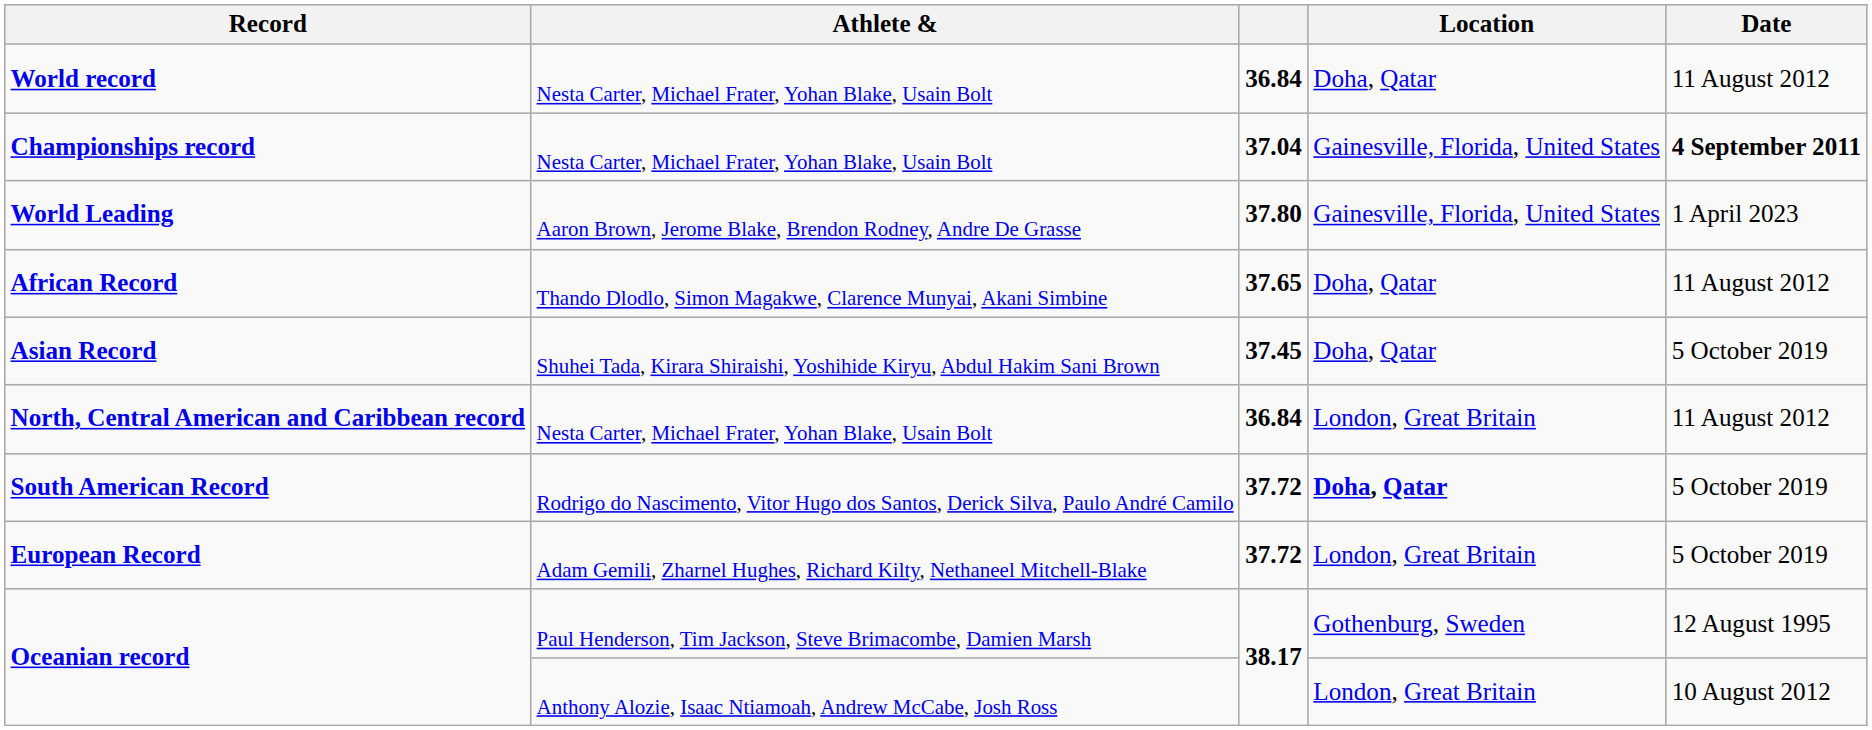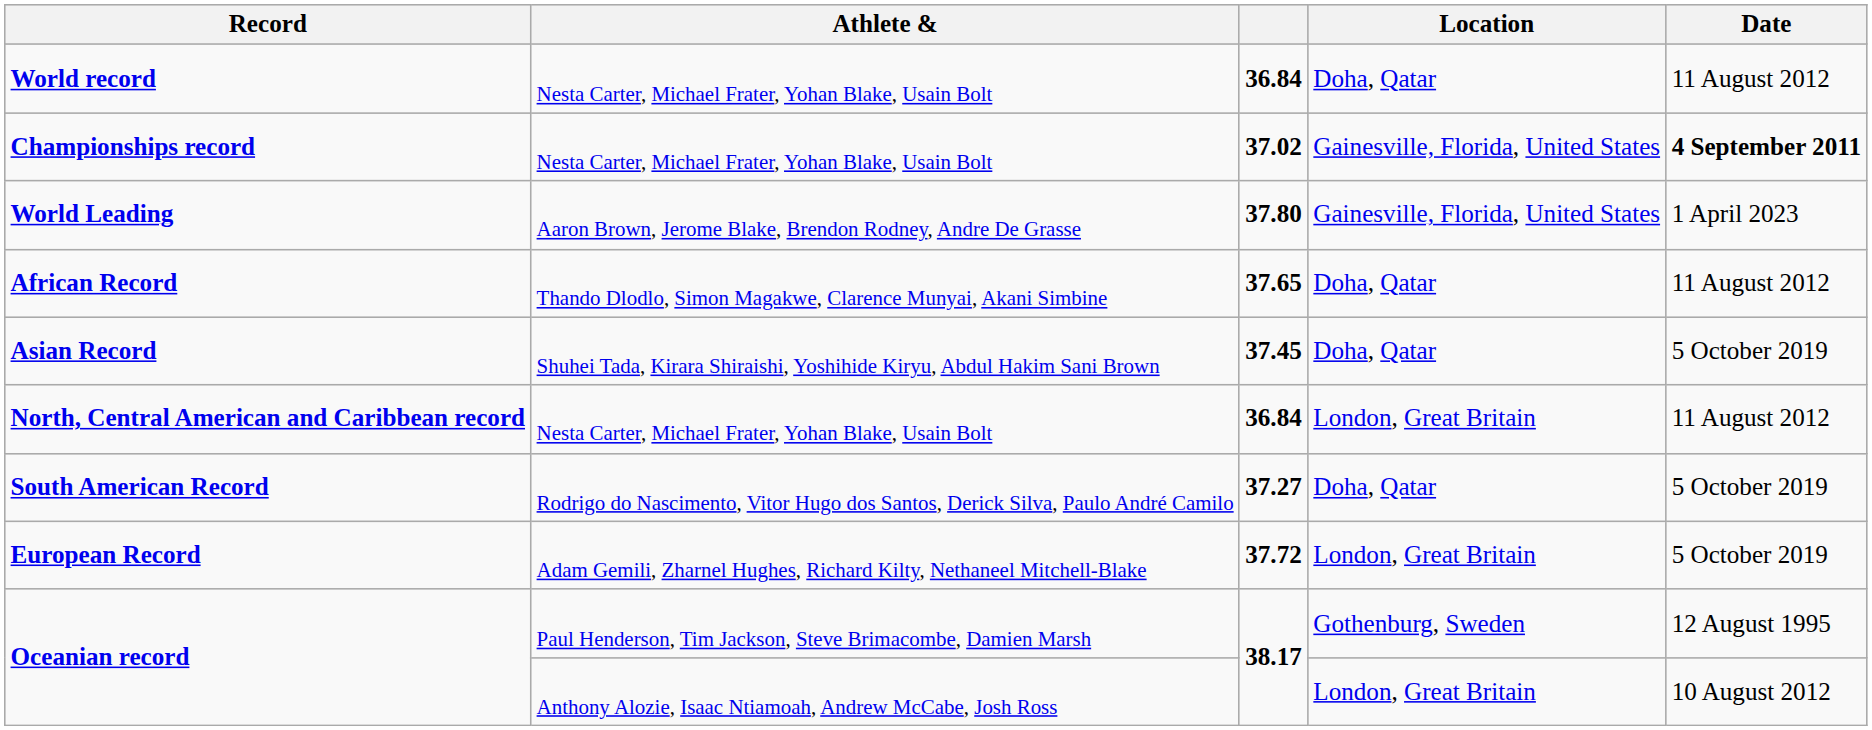(1273, 146) 37.04 -> (1273, 146) 37.02
(1273, 486) 37.72 -> (1273, 486) 37.27
(1380, 486) bold -> (1375, 486) normal
